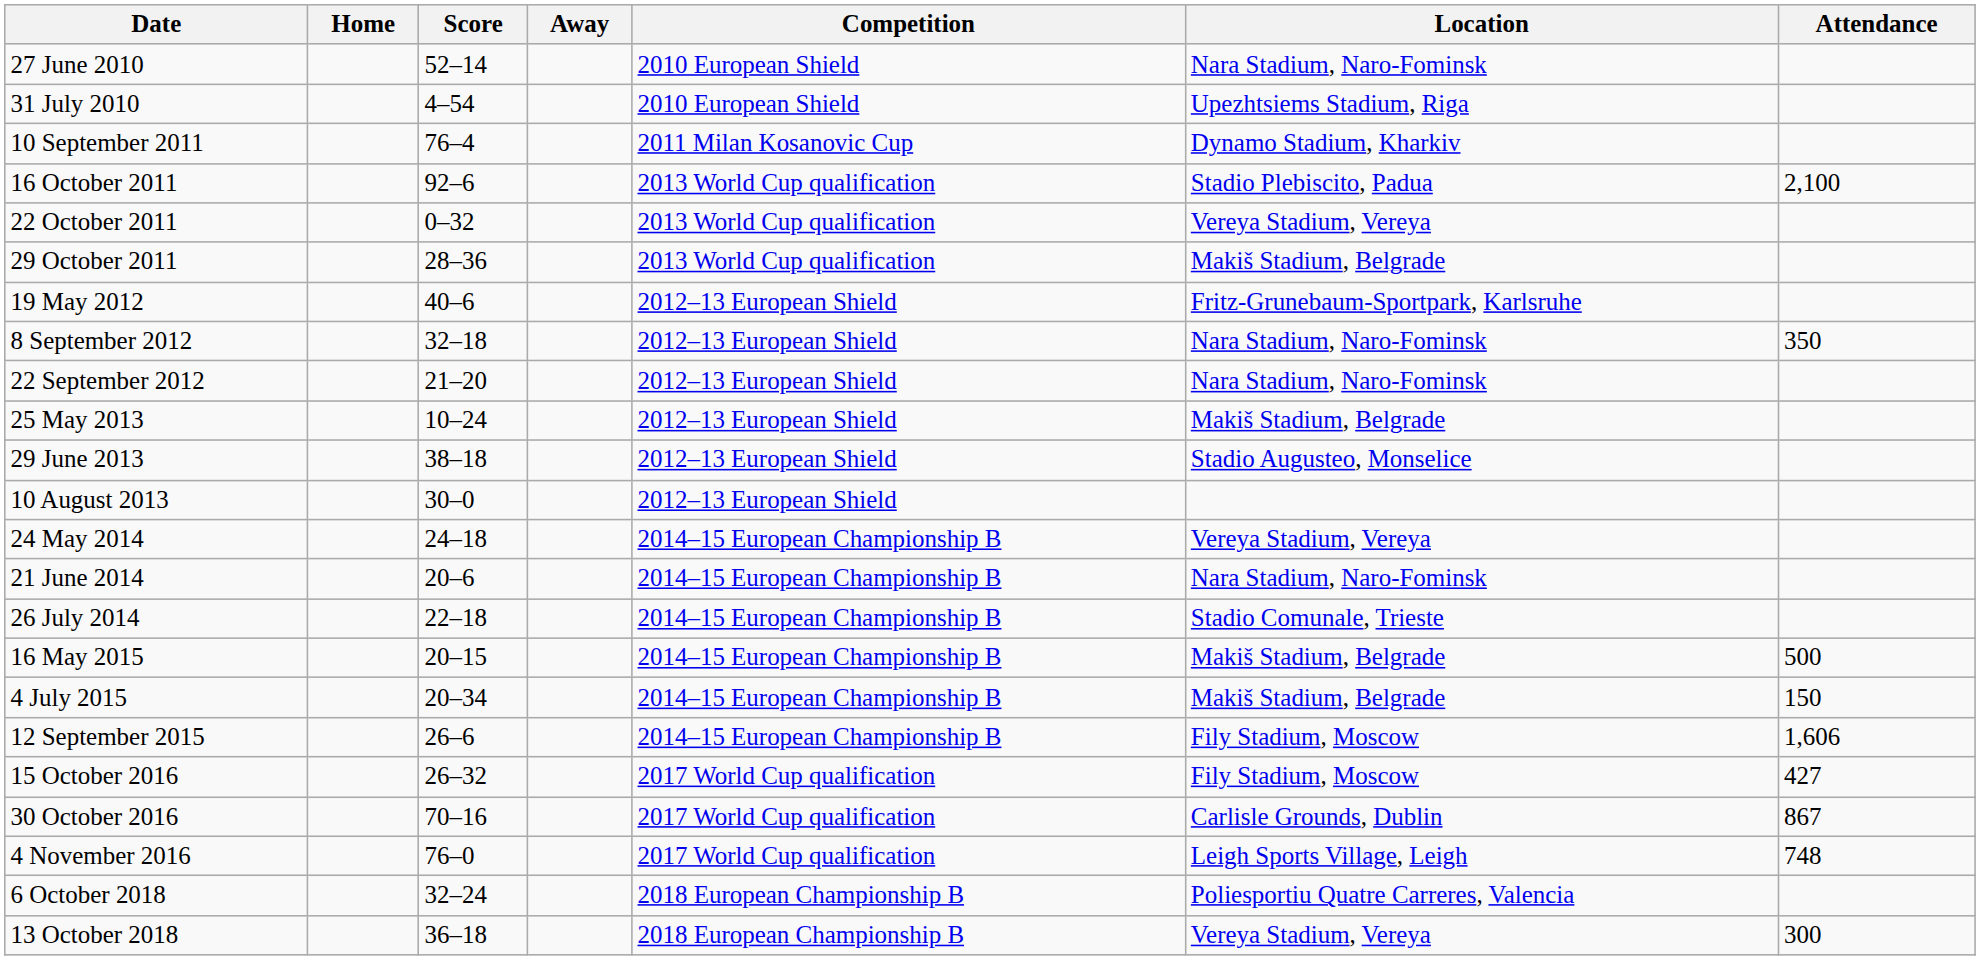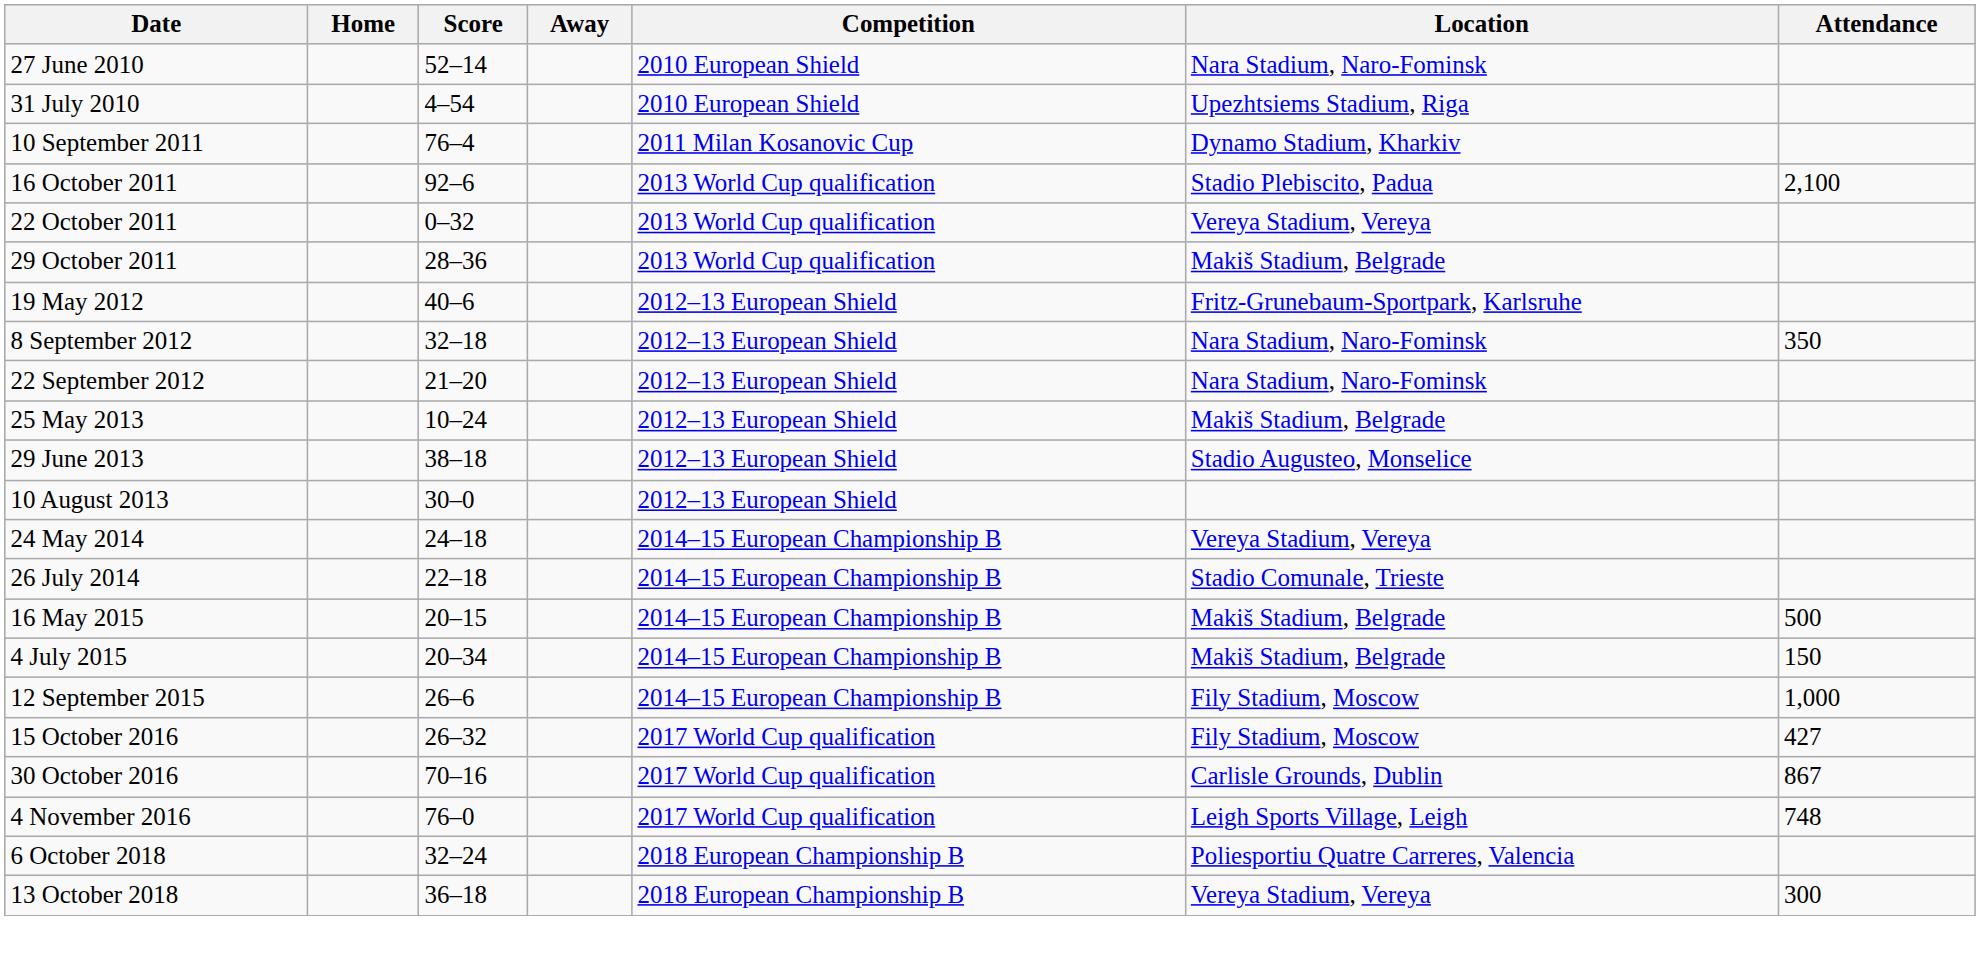- row: (77, 578)
(1812, 736) 1,606 -> (1812, 697) 1,000
